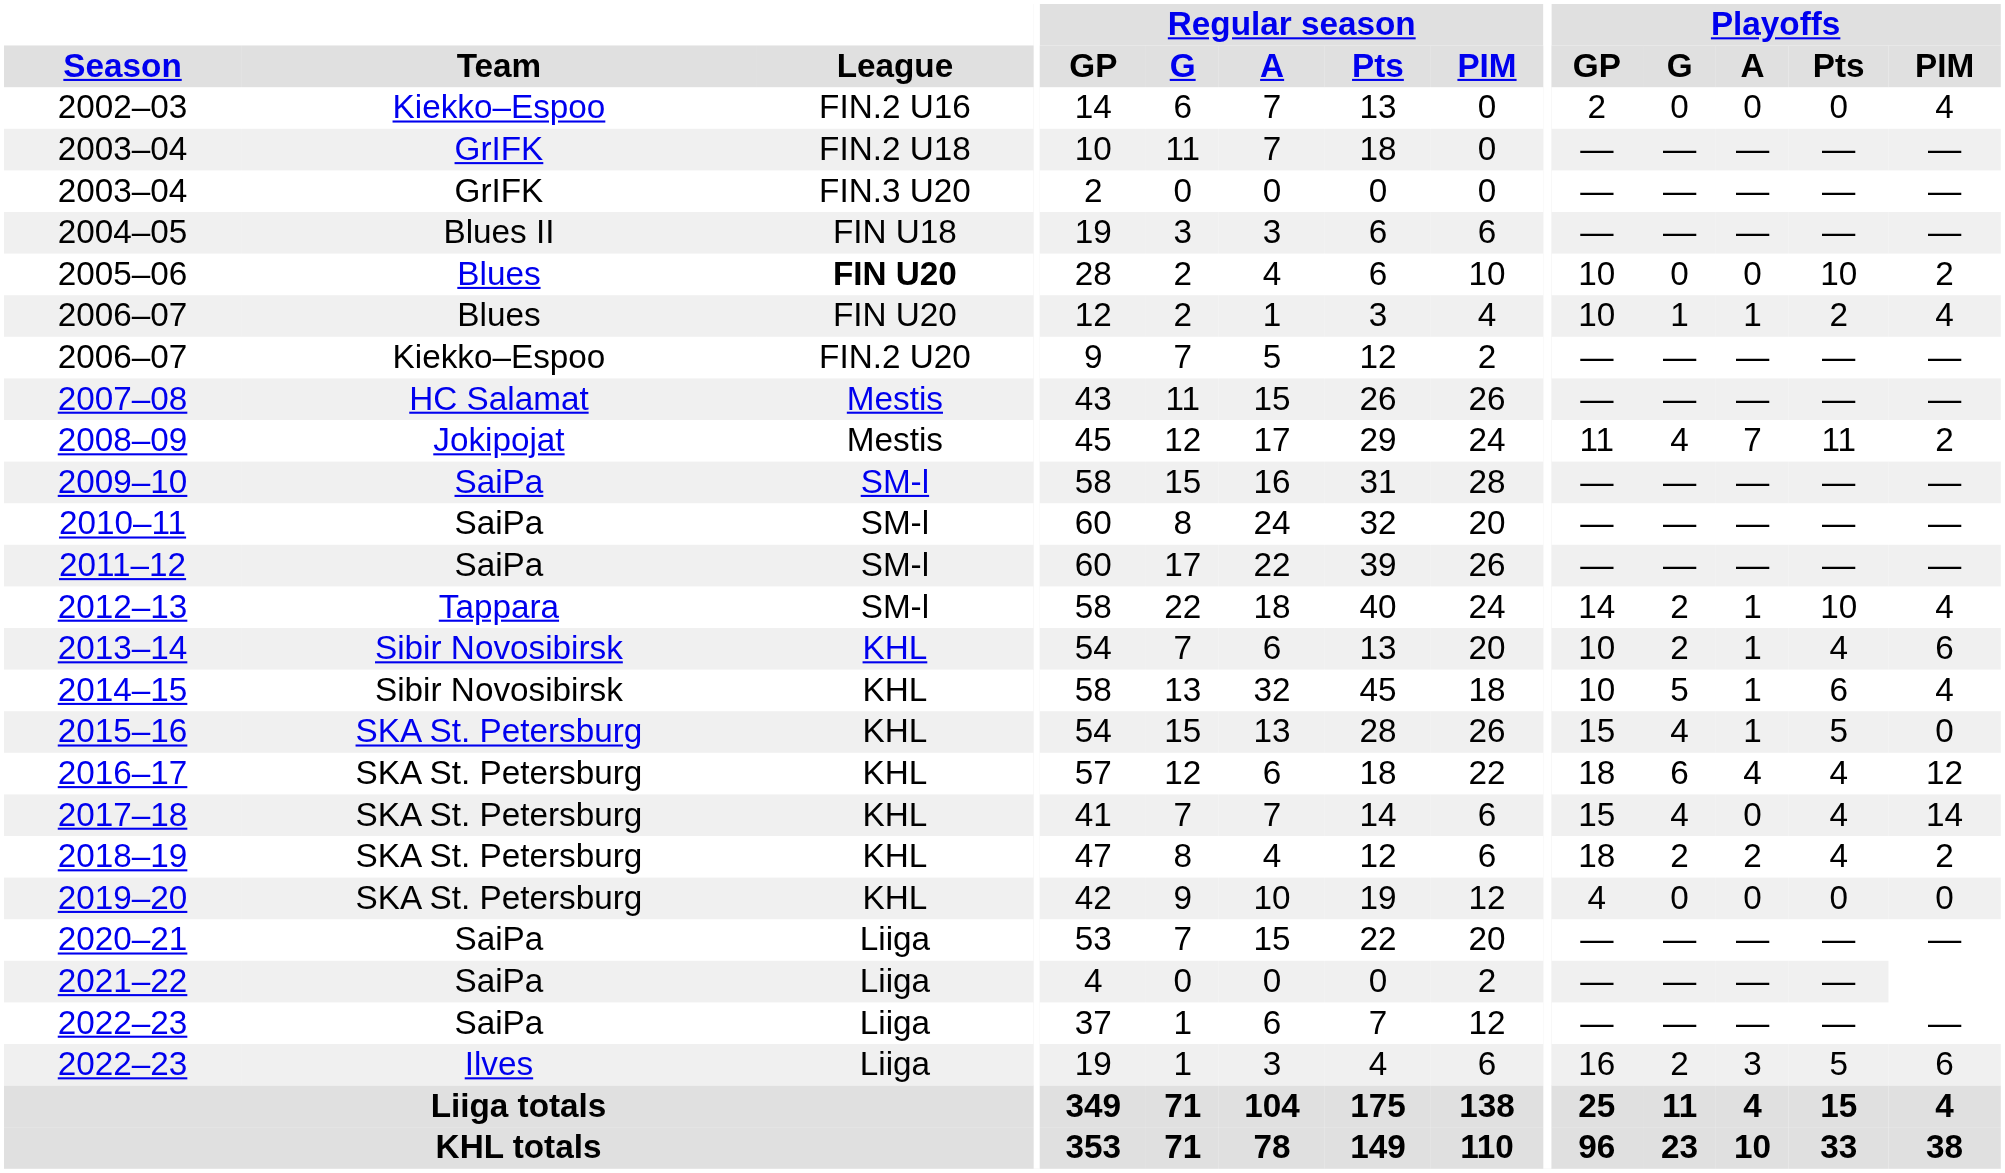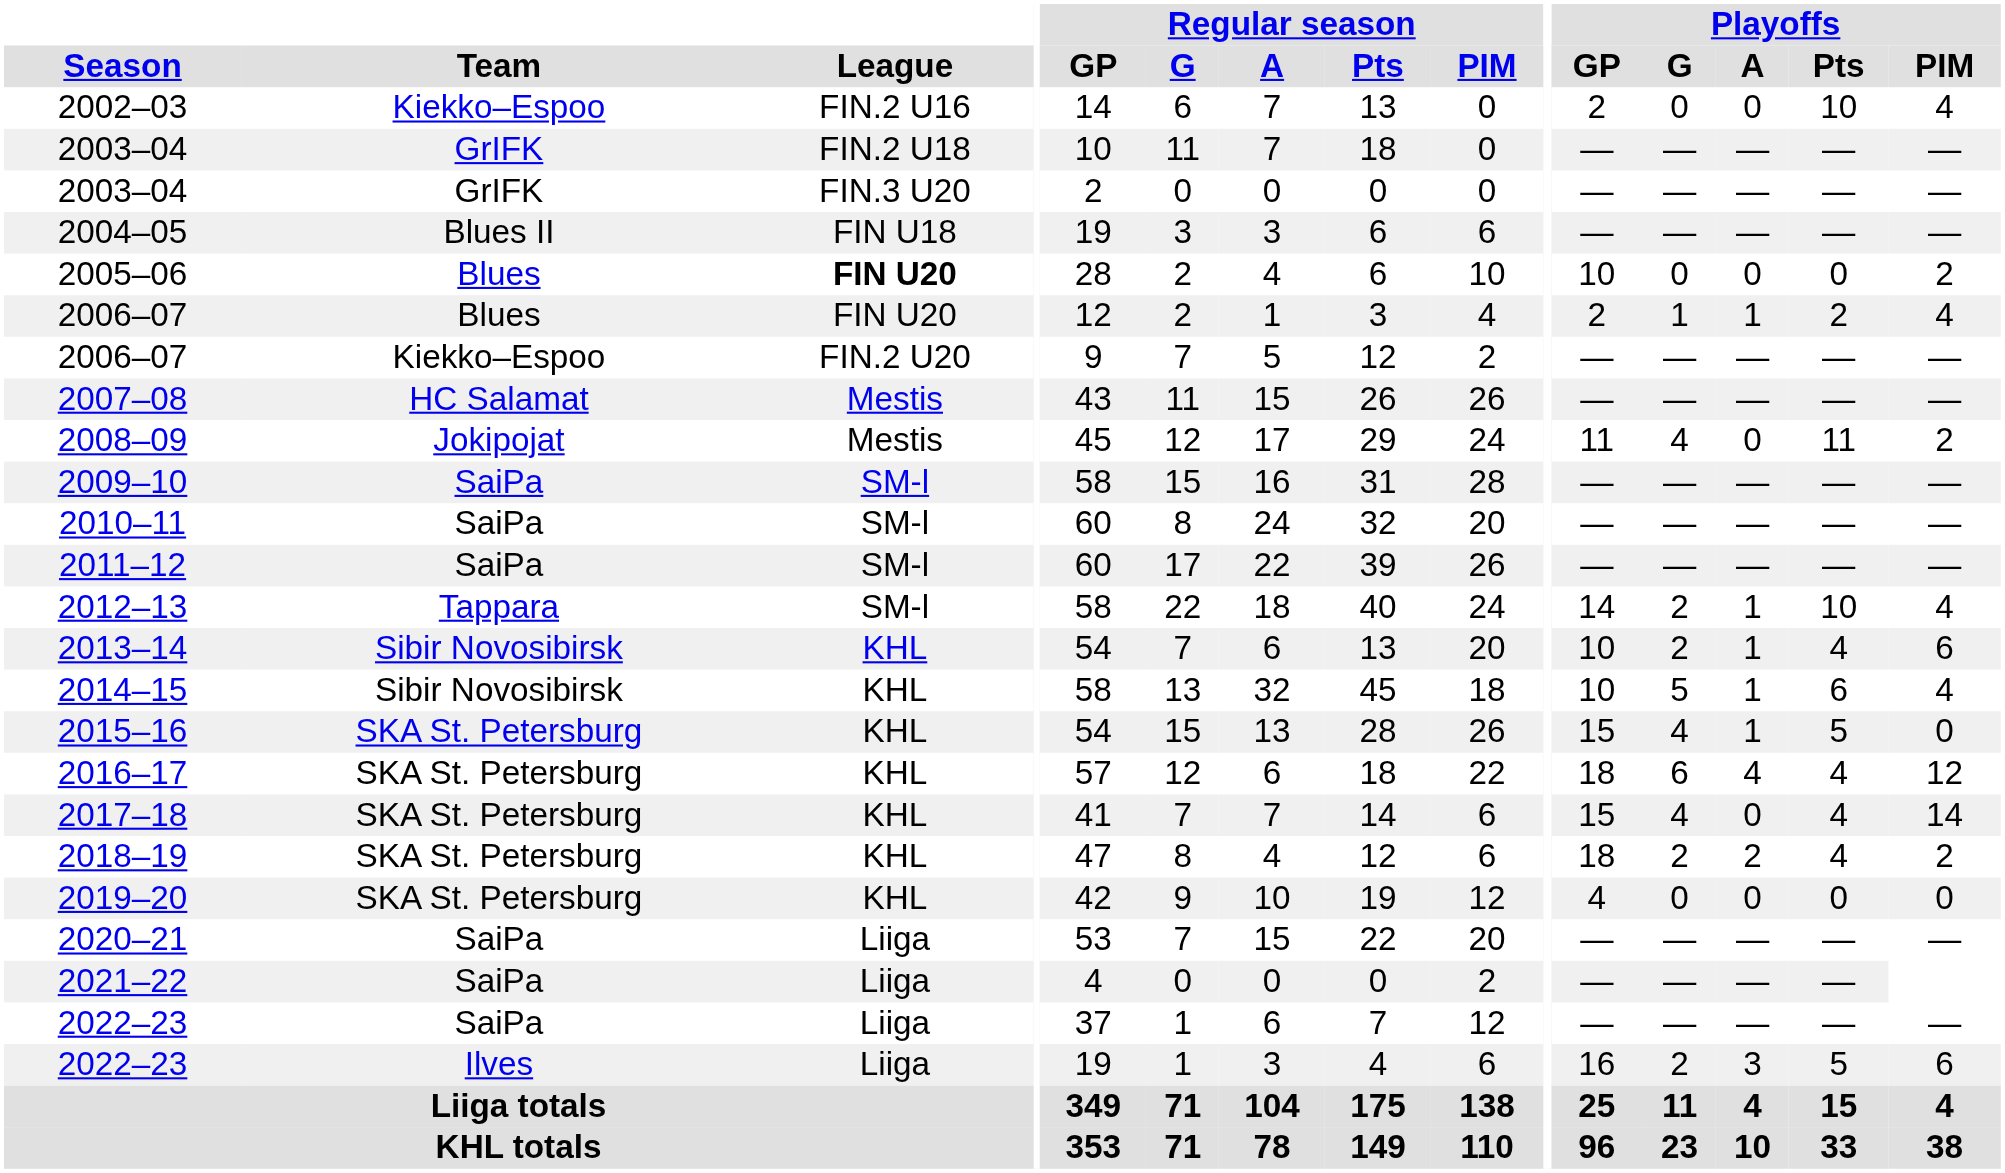(1839, 107) 0 -> (1839, 107) 10
(1839, 273) 10 -> (1839, 273) 0
(1597, 315) 10 -> (1597, 315) 2
(1753, 440) 7 -> (1753, 440) 0
